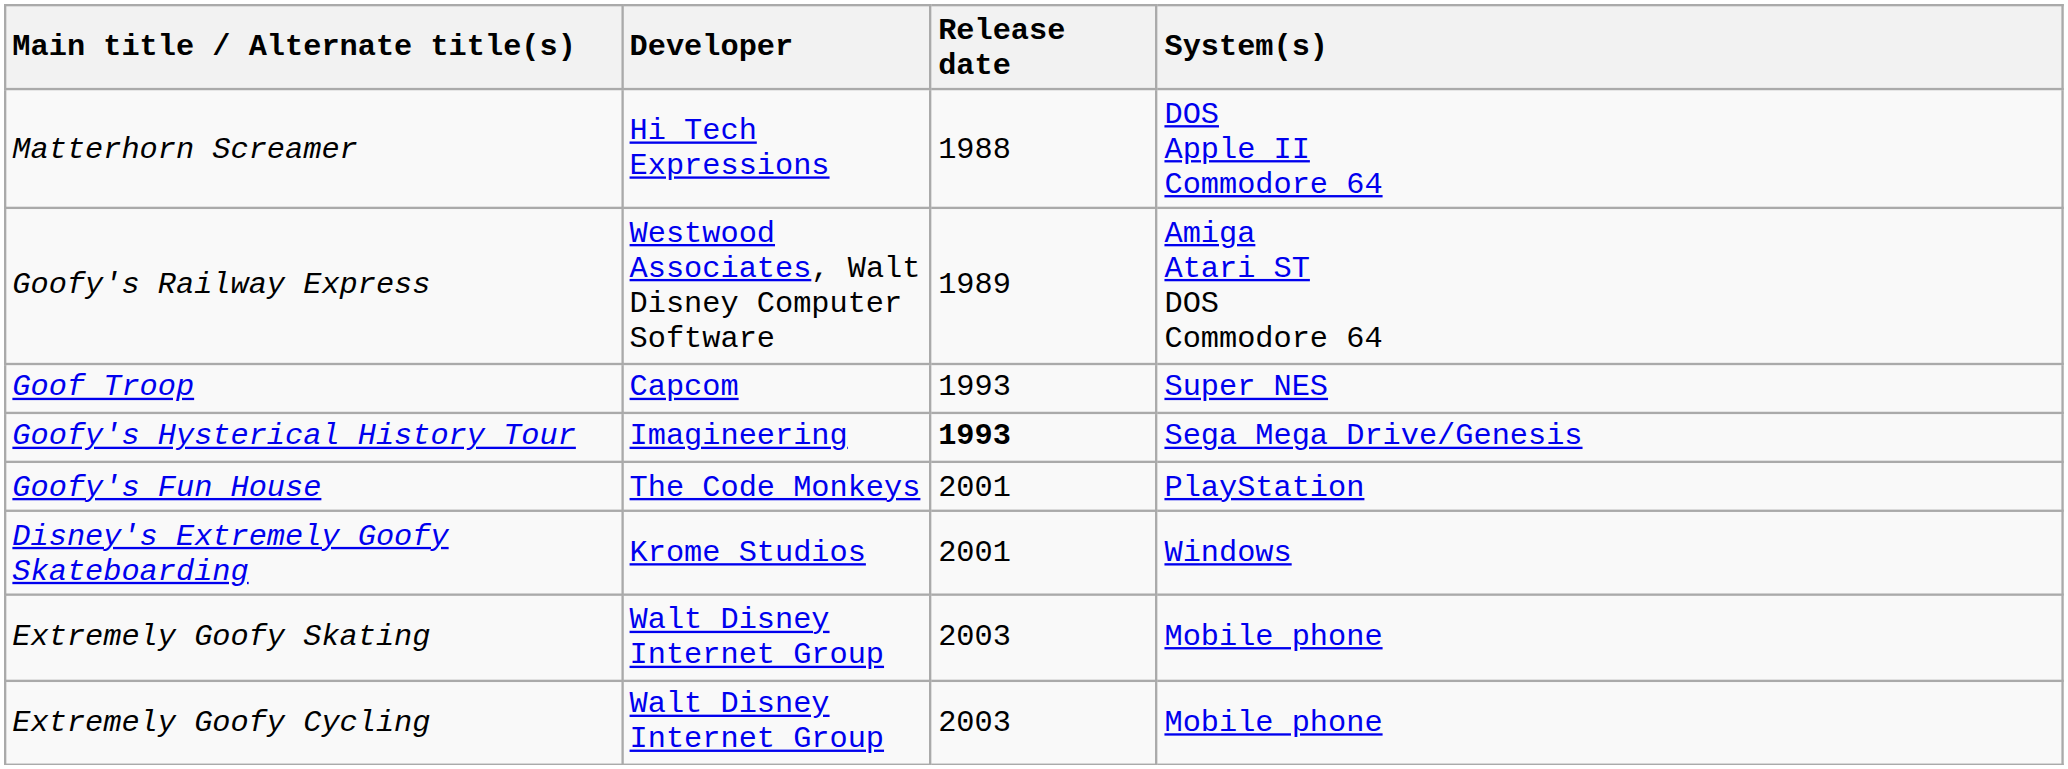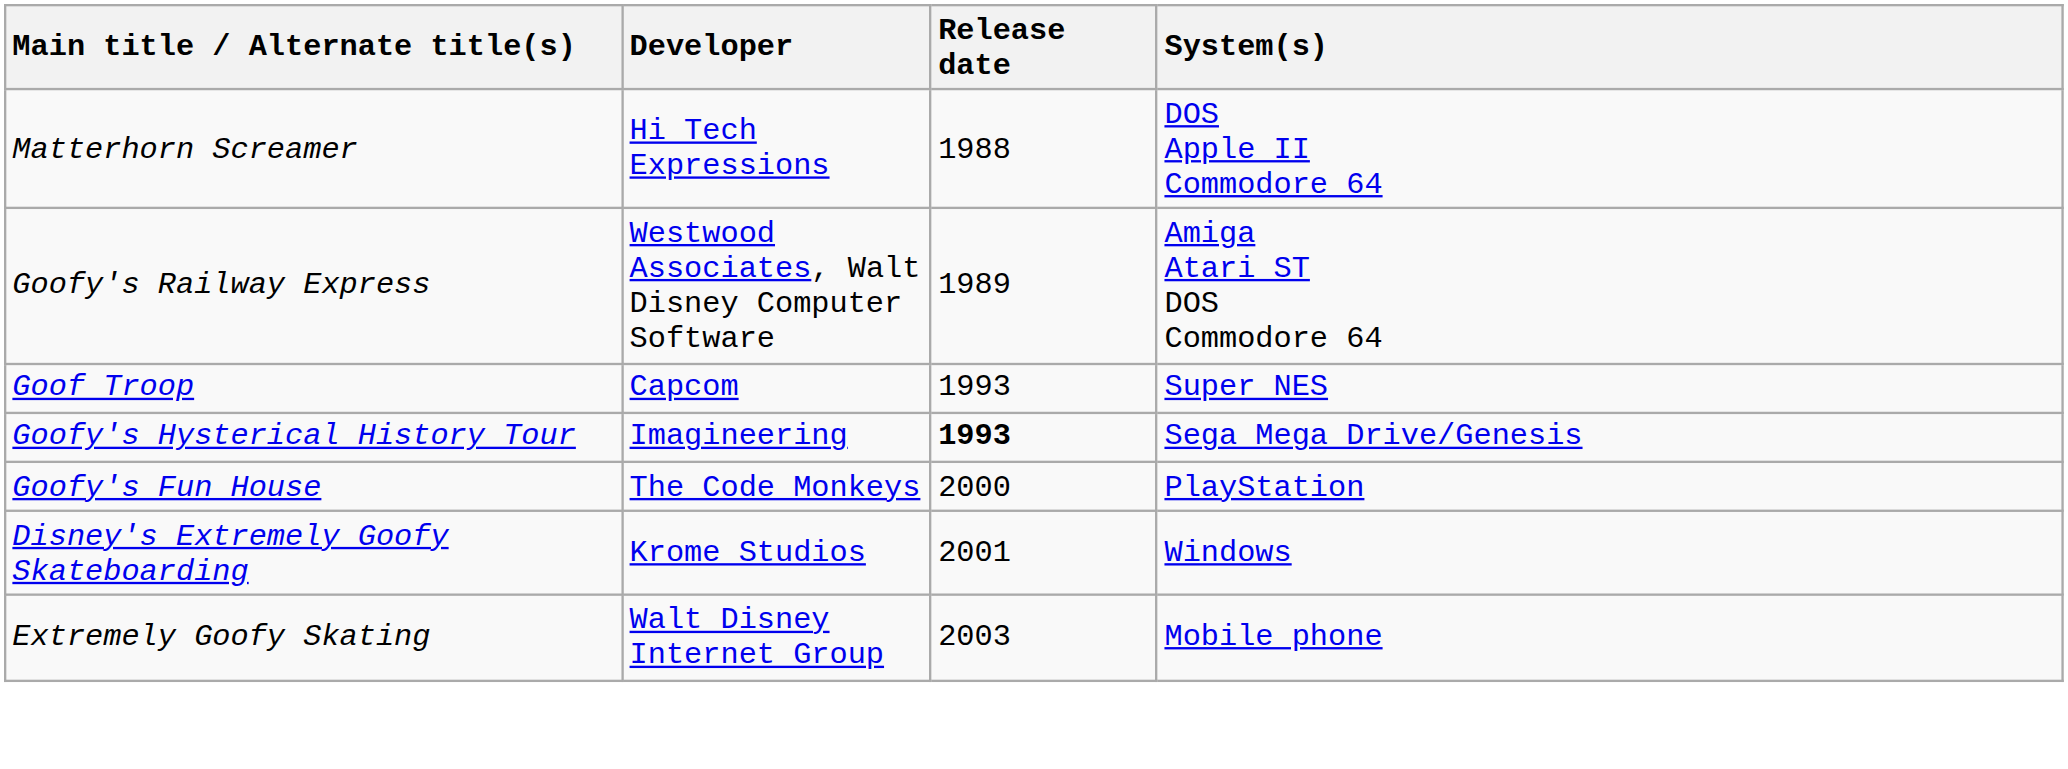(975, 486) 2001 -> (975, 486) 2000
- row: (221, 722)
